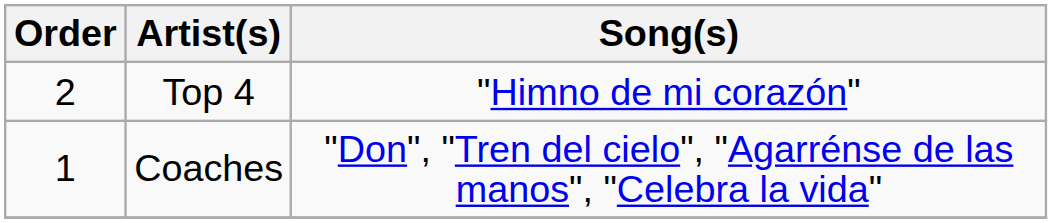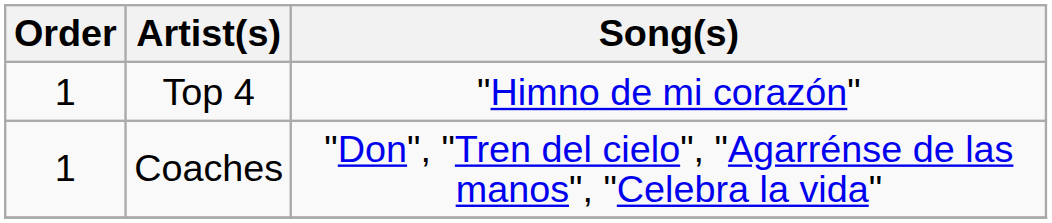(65, 91) 2 -> (65, 91) 1
